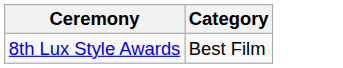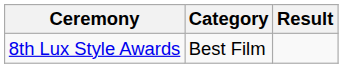+ column: (305, 19)
